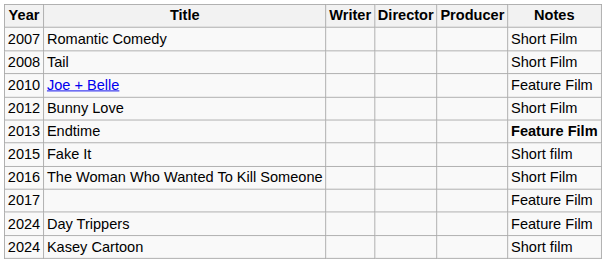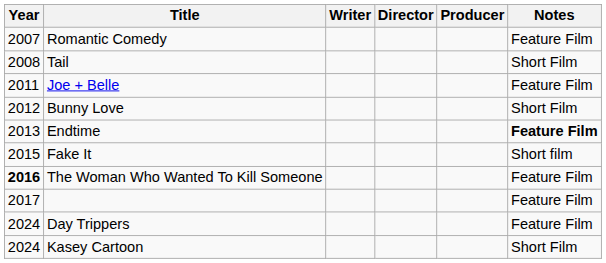(544, 39) Short Film -> (552, 39) Feature Film
(24, 85) 2010 -> (23, 85) 2011
(24, 177) normal -> (24, 177) bold
(544, 177) Short Film -> (552, 177) Feature Film
(542, 246) Short film -> (544, 246) Short Film
